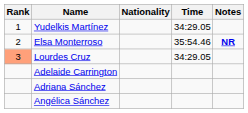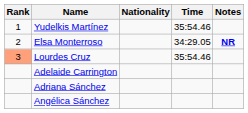(192, 27) 34:29.05 -> (192, 27) 35:54.46
(192, 42) 35:54.46 -> (192, 42) 34:29.05
(192, 57) 34:29.05 -> (192, 57) 35:54.46
